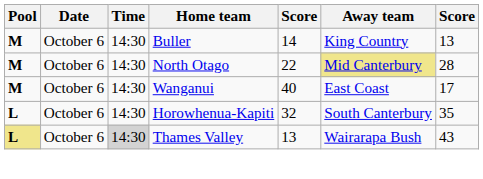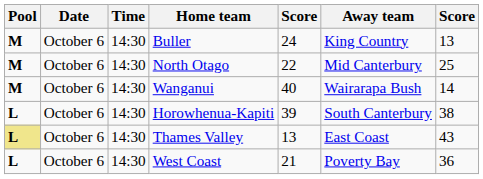(289, 40) 14 -> (289, 40) 24
(373, 64) khaki background -> (373, 64) no background
(447, 64) 28 -> (447, 64) 25
(357, 88) East Coast -> (373, 88) Wairarapa Bush
(447, 88) 17 -> (447, 88) 14
(289, 112) 32 -> (289, 112) 39
(447, 112) 35 -> (447, 112) 38
(128, 137) lightgrey background -> (128, 137) no background
(373, 137) Wairarapa Bush -> (357, 137) East Coast
+ row: (187, 161)
